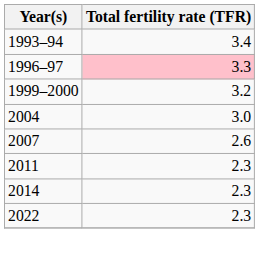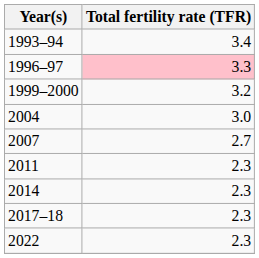(241, 141) 2.6 -> (241, 141) 2.7
+ row: (36, 215)
